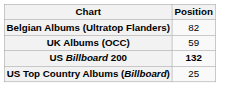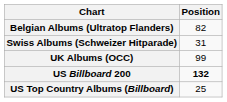+ row: (92, 43)
(194, 43) 59 -> (201, 58) 99
